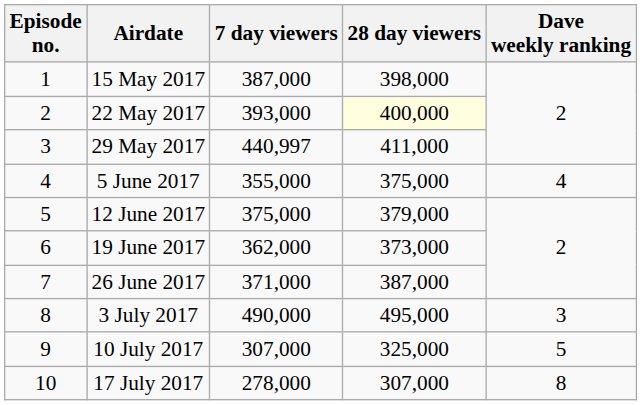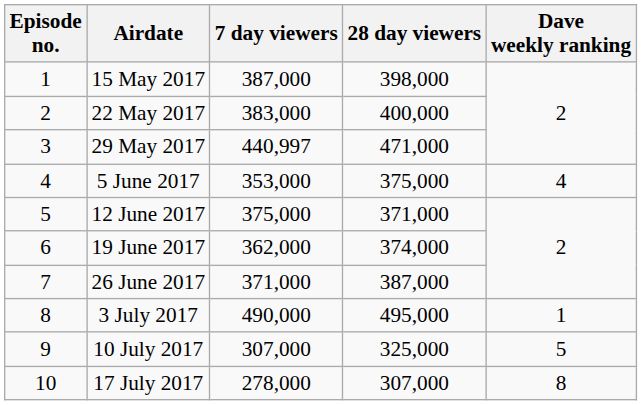(276, 112) 393,000 -> (276, 112) 383,000
(414, 112) lightyellow background -> (414, 112) no background
(414, 146) 411,000 -> (414, 146) 471,000
(276, 180) 355,000 -> (276, 180) 353,000
(414, 214) 379,000 -> (414, 214) 371,000
(414, 247) 373,000 -> (414, 247) 374,000
(561, 315) 3 -> (561, 315) 1
